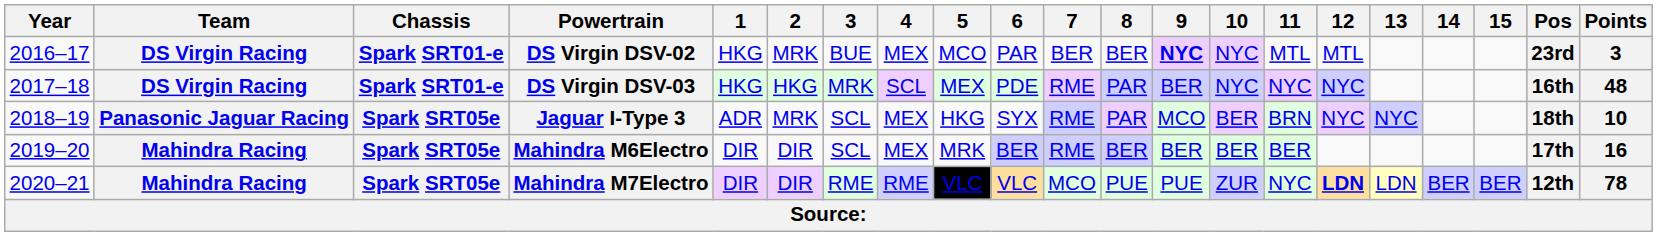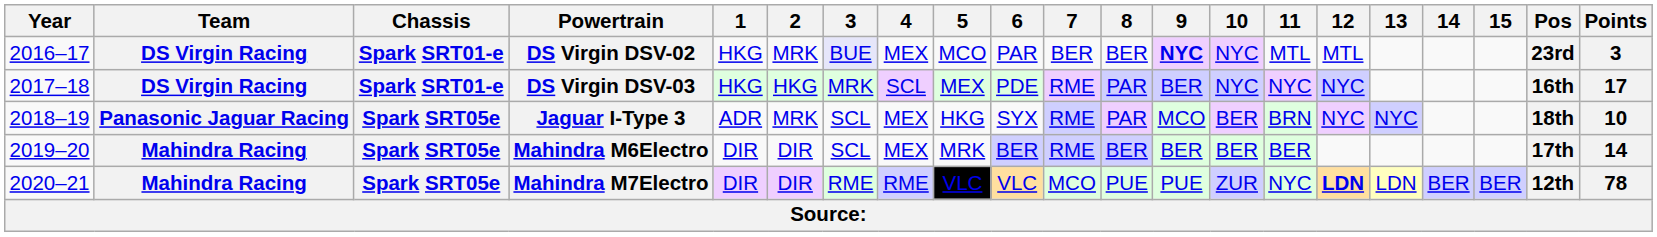(851, 53) no background -> (851, 53) lavender background
(1616, 85) 48 -> (1616, 85) 17
(1616, 150) 16 -> (1616, 150) 14
